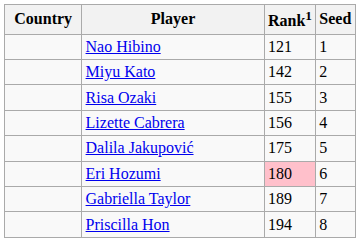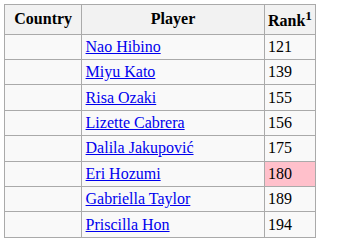- column: (335, 19)
(280, 72) 142 -> (280, 72) 139
